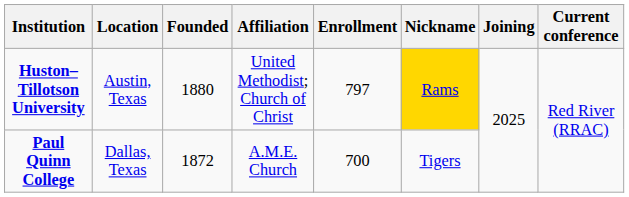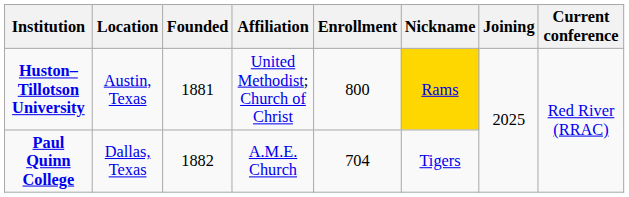(198, 89) 1880 -> (198, 89) 1881
(357, 89) 797 -> (357, 89) 800
(198, 161) 1872 -> (198, 161) 1882
(357, 161) 700 -> (357, 161) 704
